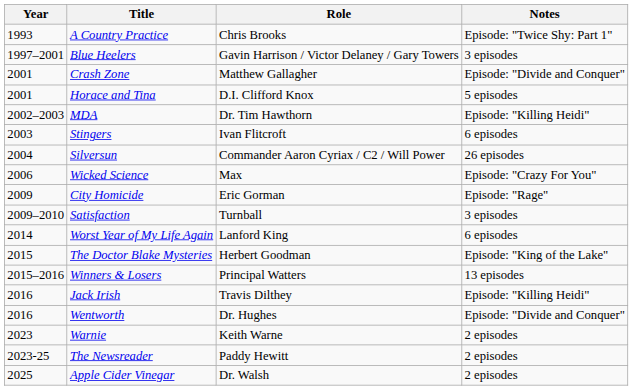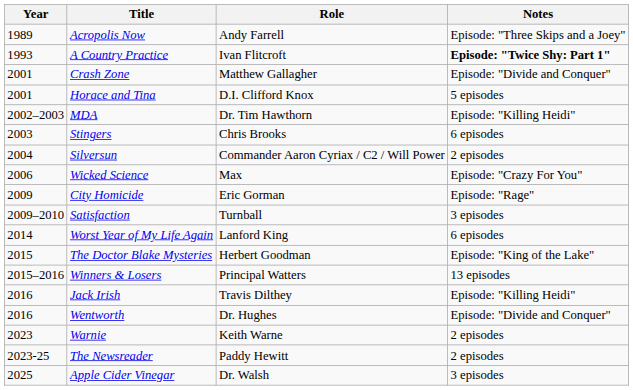+ row: (108, 34)
(253, 34) Chris Brooks -> (253, 54) Ivan Flitcroft
(538, 34) normal -> (530, 54) bold
- row: (103, 54)
(253, 134) Ivan Flitcroft -> (253, 134) Chris Brooks
(494, 154) 26 episodes -> (477, 154) 2 episodes
(491, 375) 2 episodes -> (477, 375) 3 episodes
